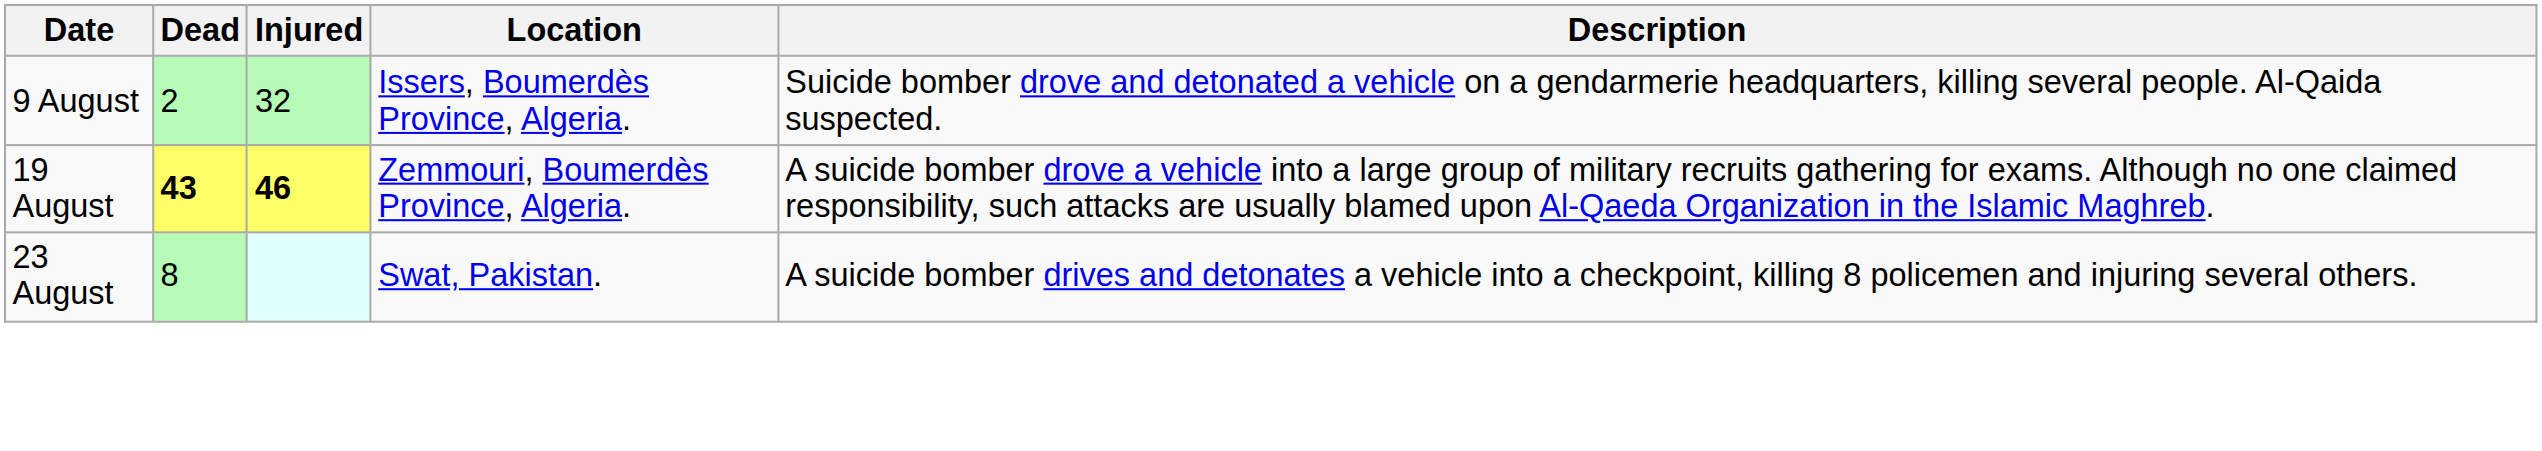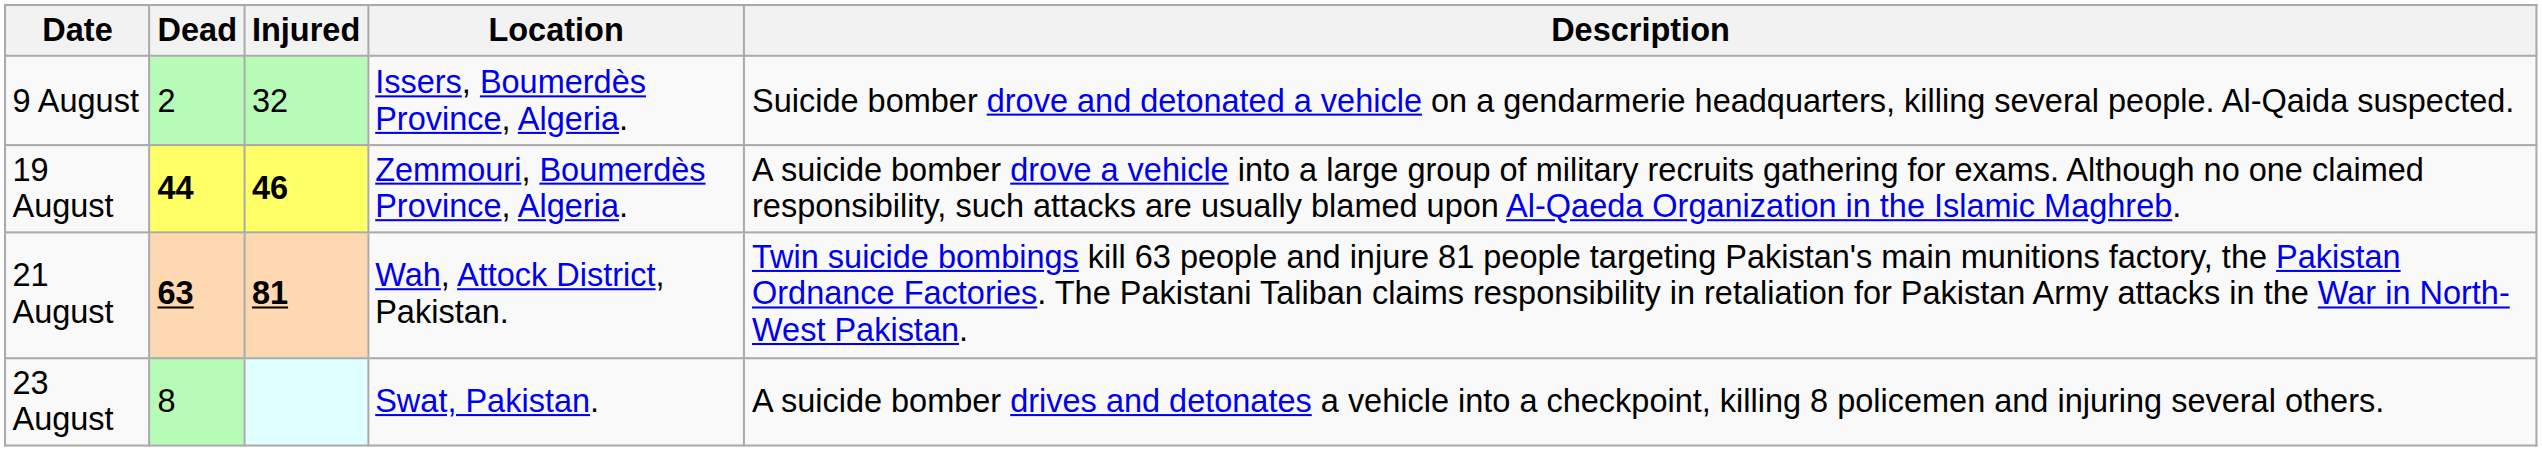(179, 188) 43 -> (176, 188) 44
+ row: (68, 294)
